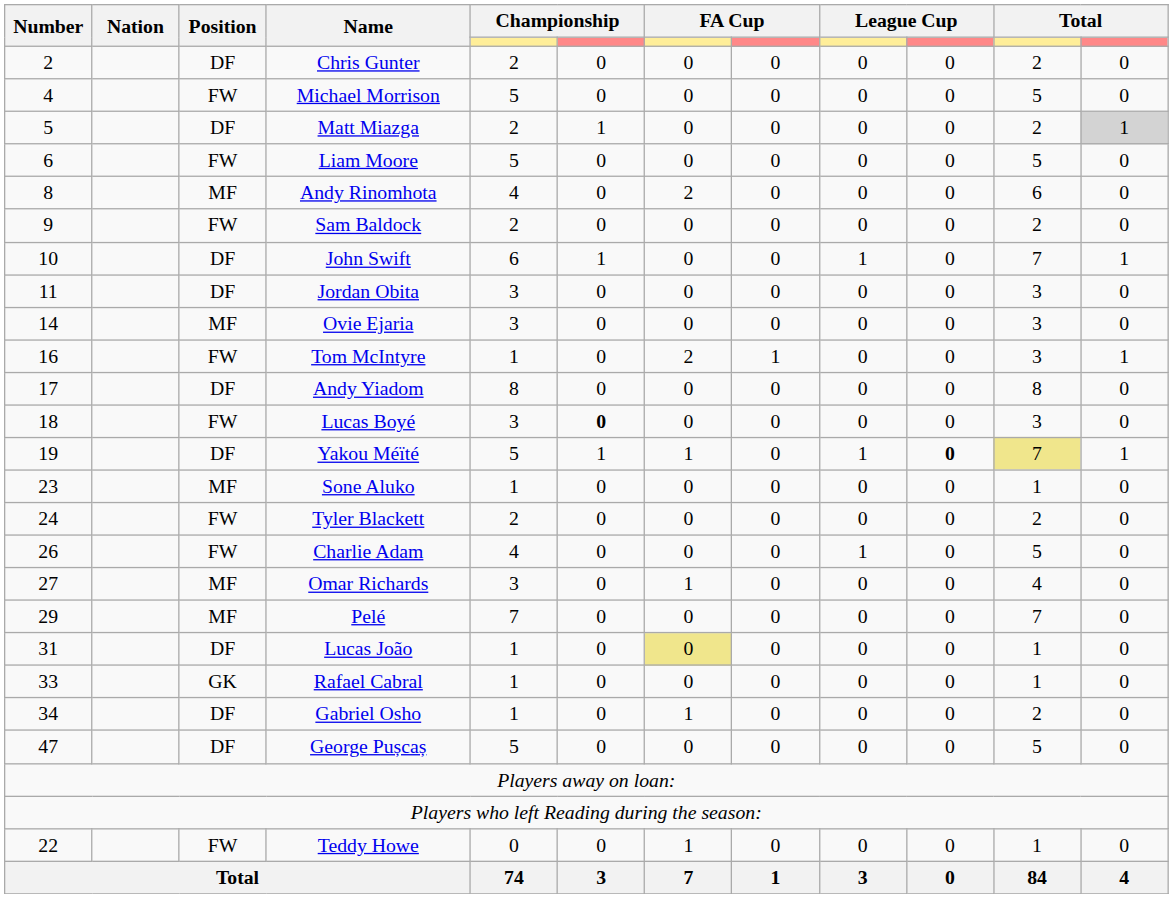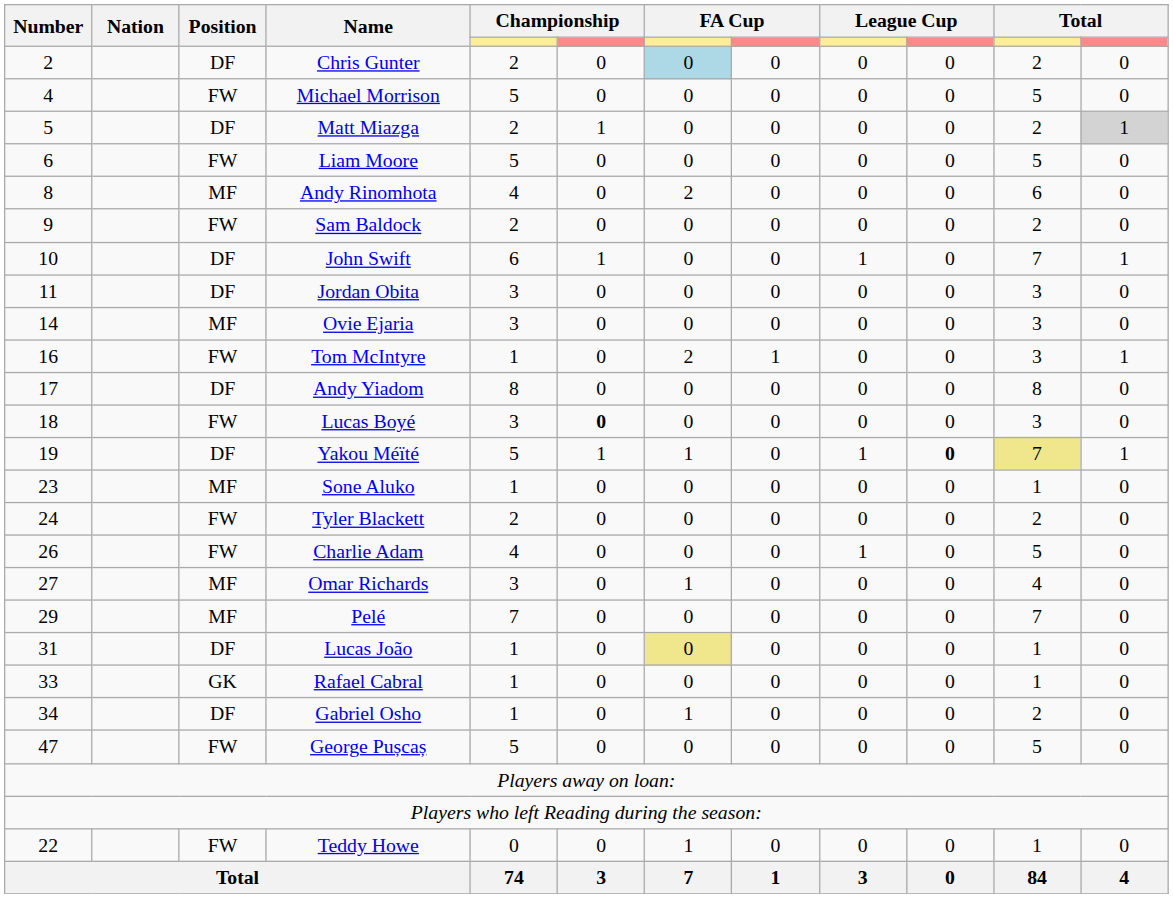(688, 62) no background -> (688, 62) lightblue background
(223, 746) DF -> (223, 746) FW
